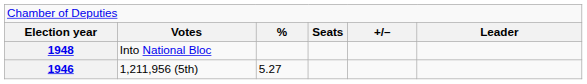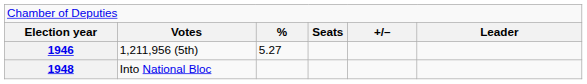rows swapped: (61, 69) <-> (61, 50)
